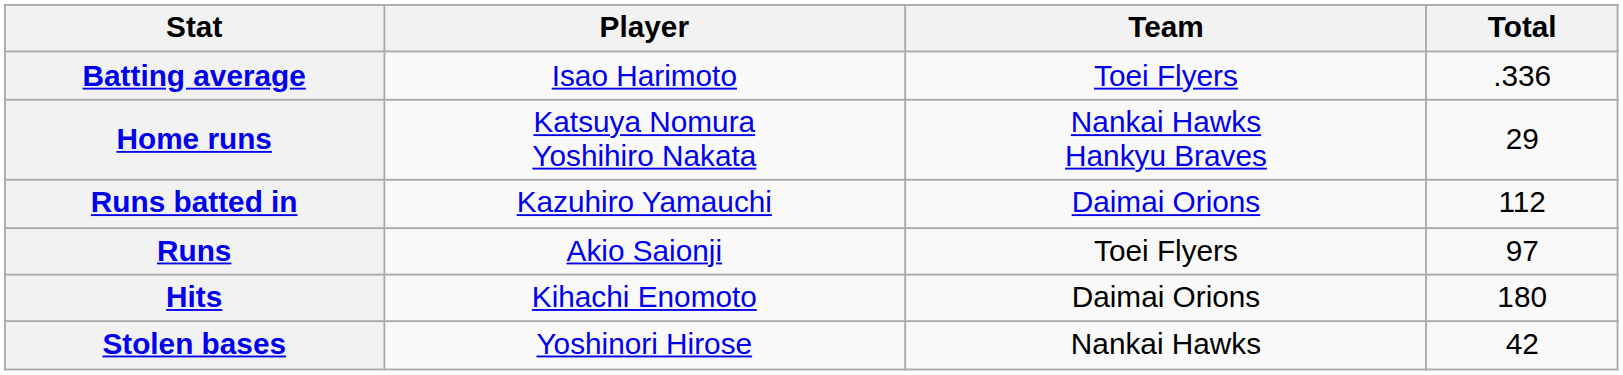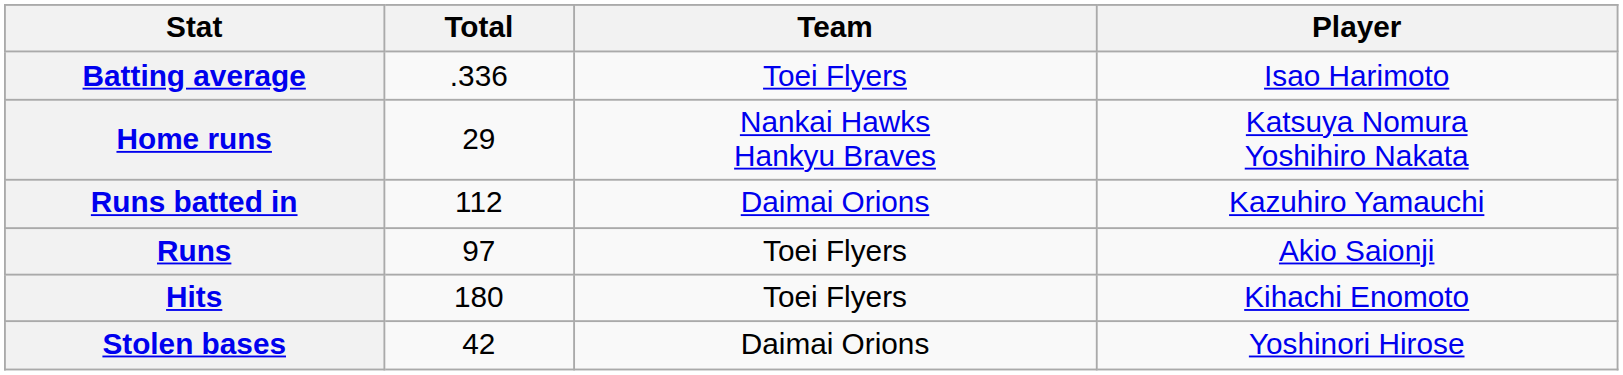columns swapped: (644, 28) <-> (1522, 28)
(1166, 297) Daimai Orions -> (835, 297) Toei Flyers
(1166, 344) Nankai Hawks -> (835, 344) Daimai Orions
